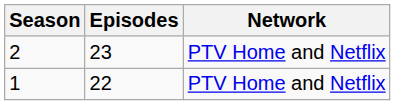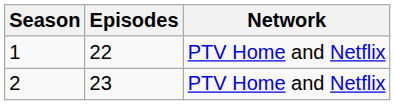rows swapped: (15, 83) <-> (15, 52)
